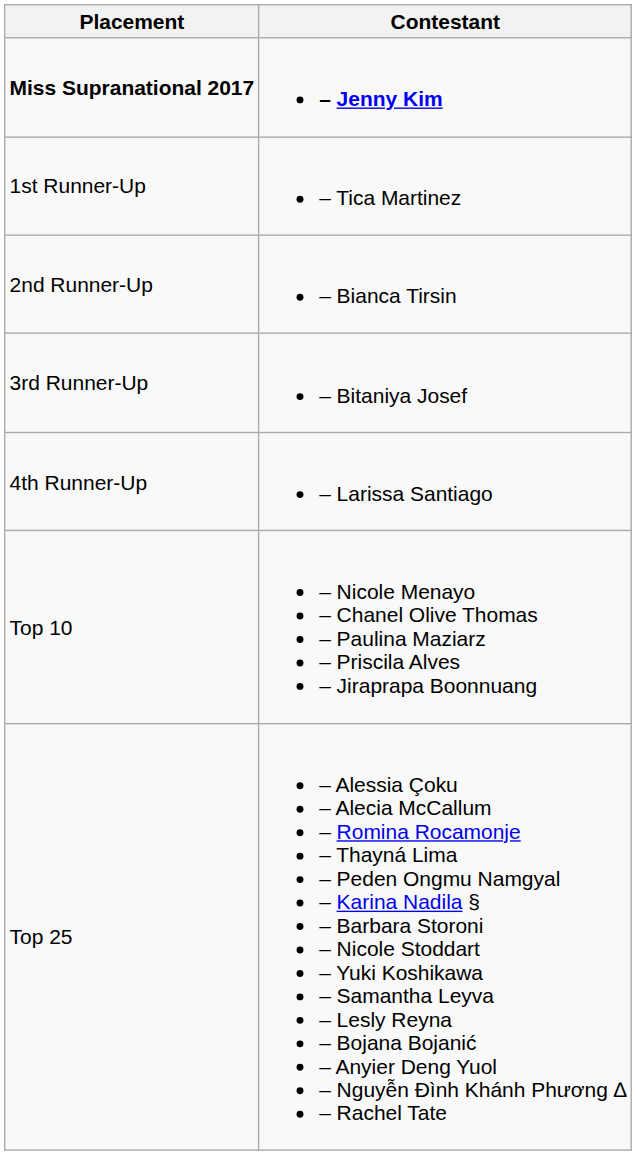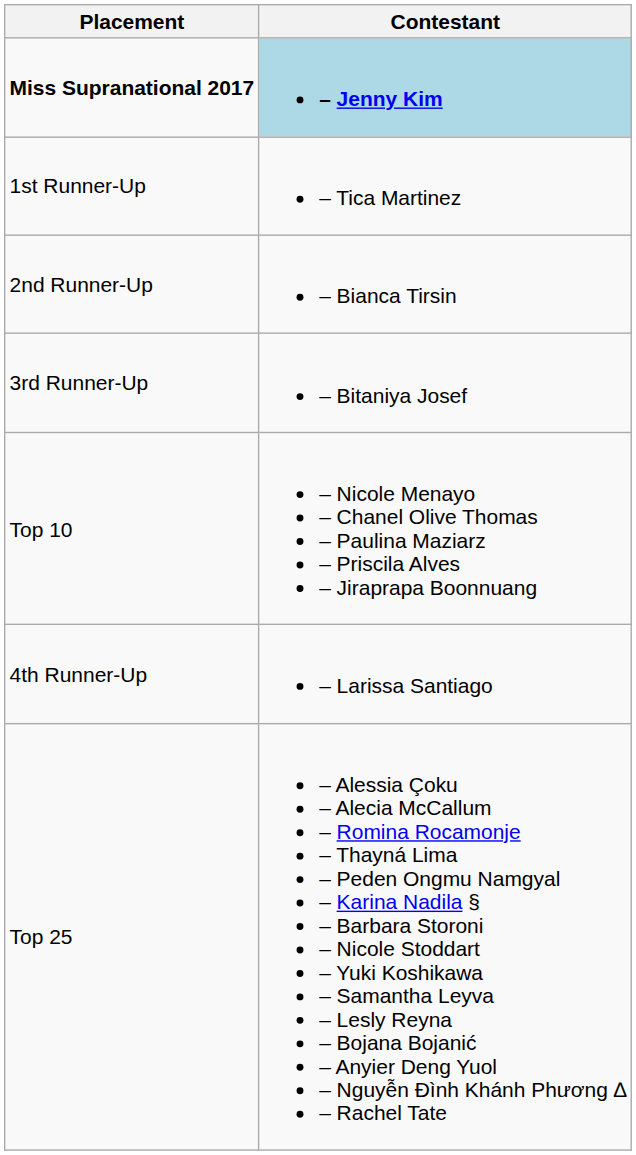(445, 99) no background -> (445, 99) lightblue background
rows swapped: (78, 482) <-> (41, 627)
